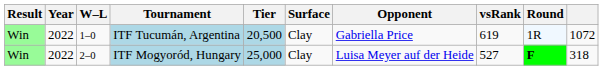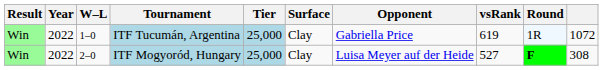(264, 34) 20,500 -> (264, 34) 25,000
(579, 55) 318 -> (579, 55) 308
